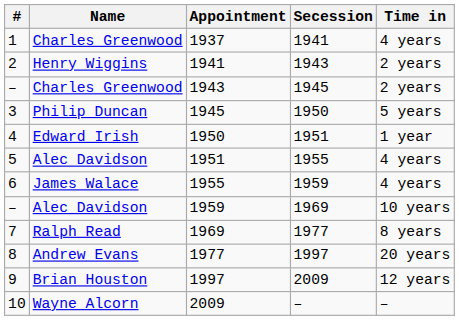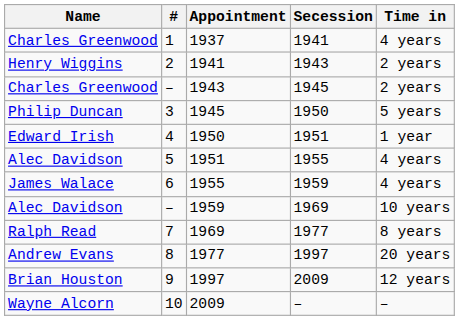columns swapped: (17, 17) <-> (108, 17)
